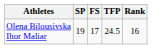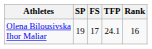(112, 31) 24.5 -> (112, 31) 24.1
